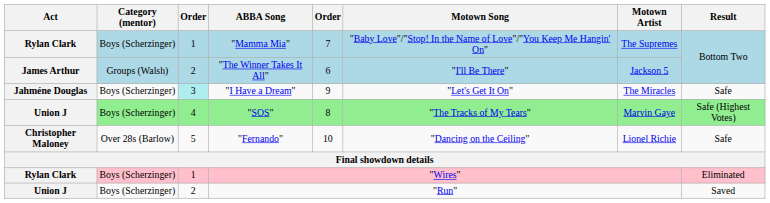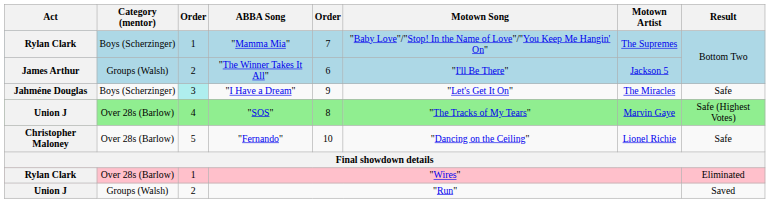(137, 112) Boys (Scherzinger) -> (137, 112) Over 28s (Barlow)
(137, 175) Boys (Scherzinger) -> (137, 175) Over 28s (Barlow)
(137, 190) Boys (Scherzinger) -> (137, 190) Groups (Walsh)
